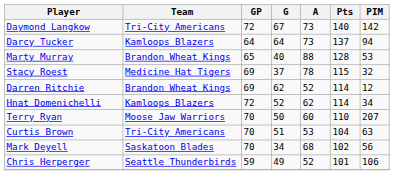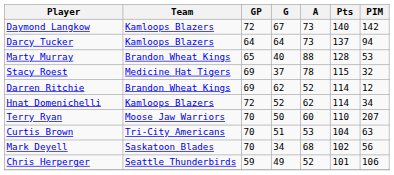(175, 27) Tri-City Americans -> (170, 27) Kamloops Blazers
